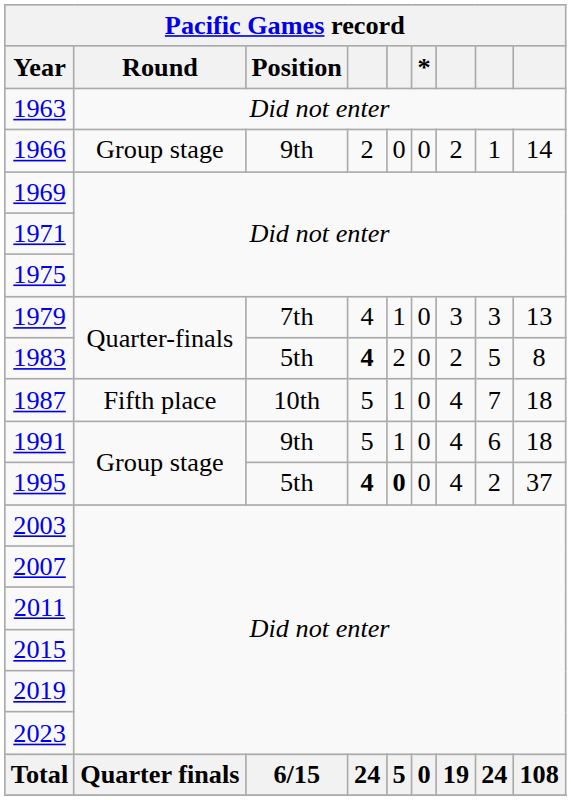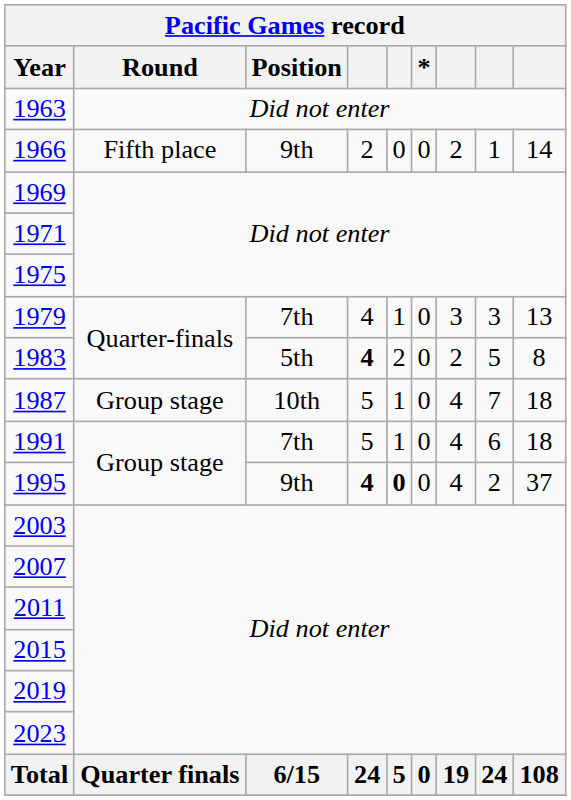(160, 150) Group stage -> (160, 150) Fifth place
(160, 399) Fifth place -> (160, 399) Group stage
(297, 441) 9th -> (297, 441) 7th
(297, 483) 5th -> (297, 483) 9th
